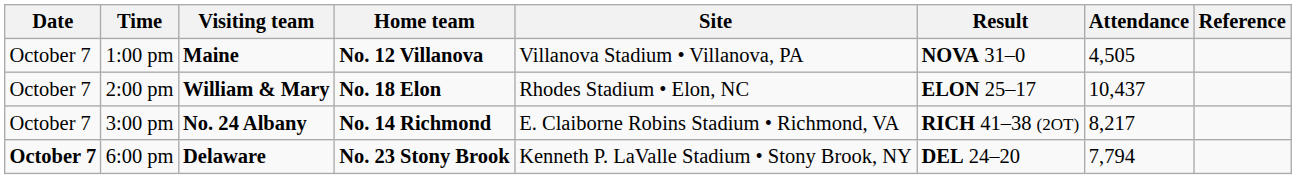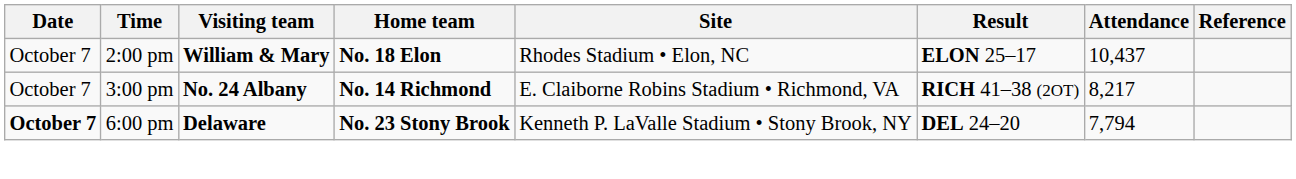- row: (140, 55)
